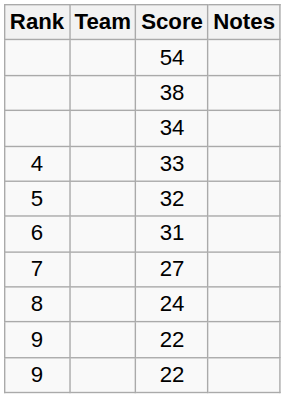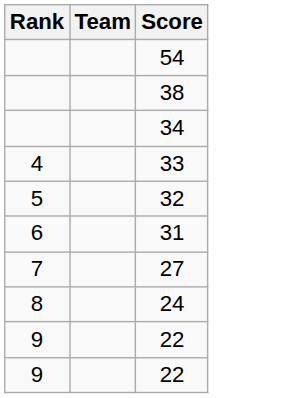- column: (244, 22)
